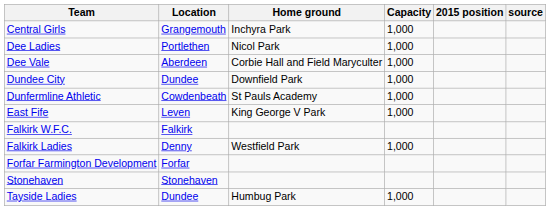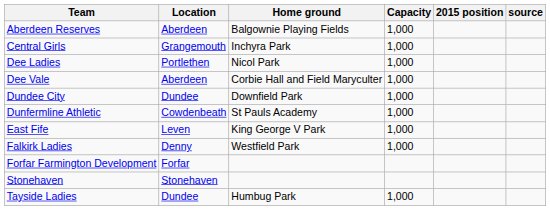+ row: (53, 29)
- row: (39, 130)
